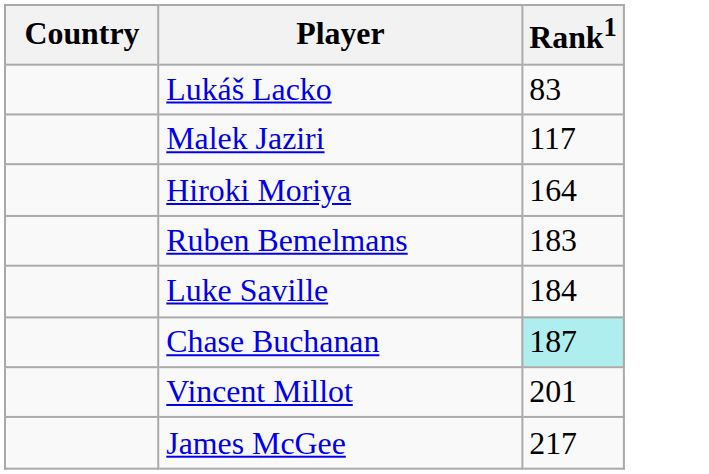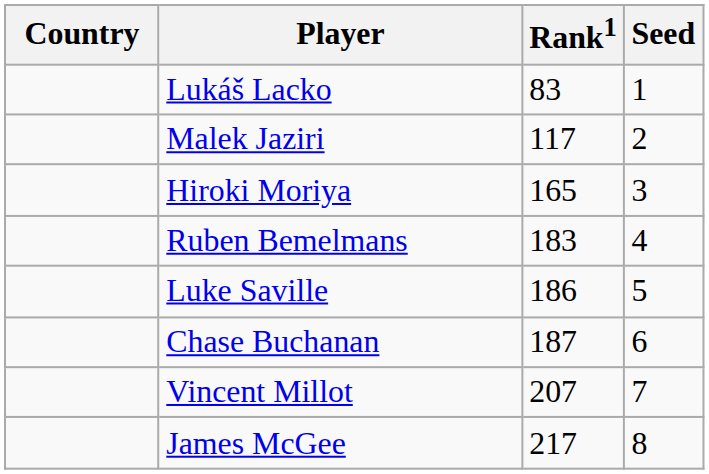+ column: (663, 34)
(553, 189) 164 -> (553, 189) 165
(553, 290) 184 -> (553, 290) 186
(553, 341) paleturquoise background -> (553, 341) no background
(553, 391) 201 -> (553, 391) 207
